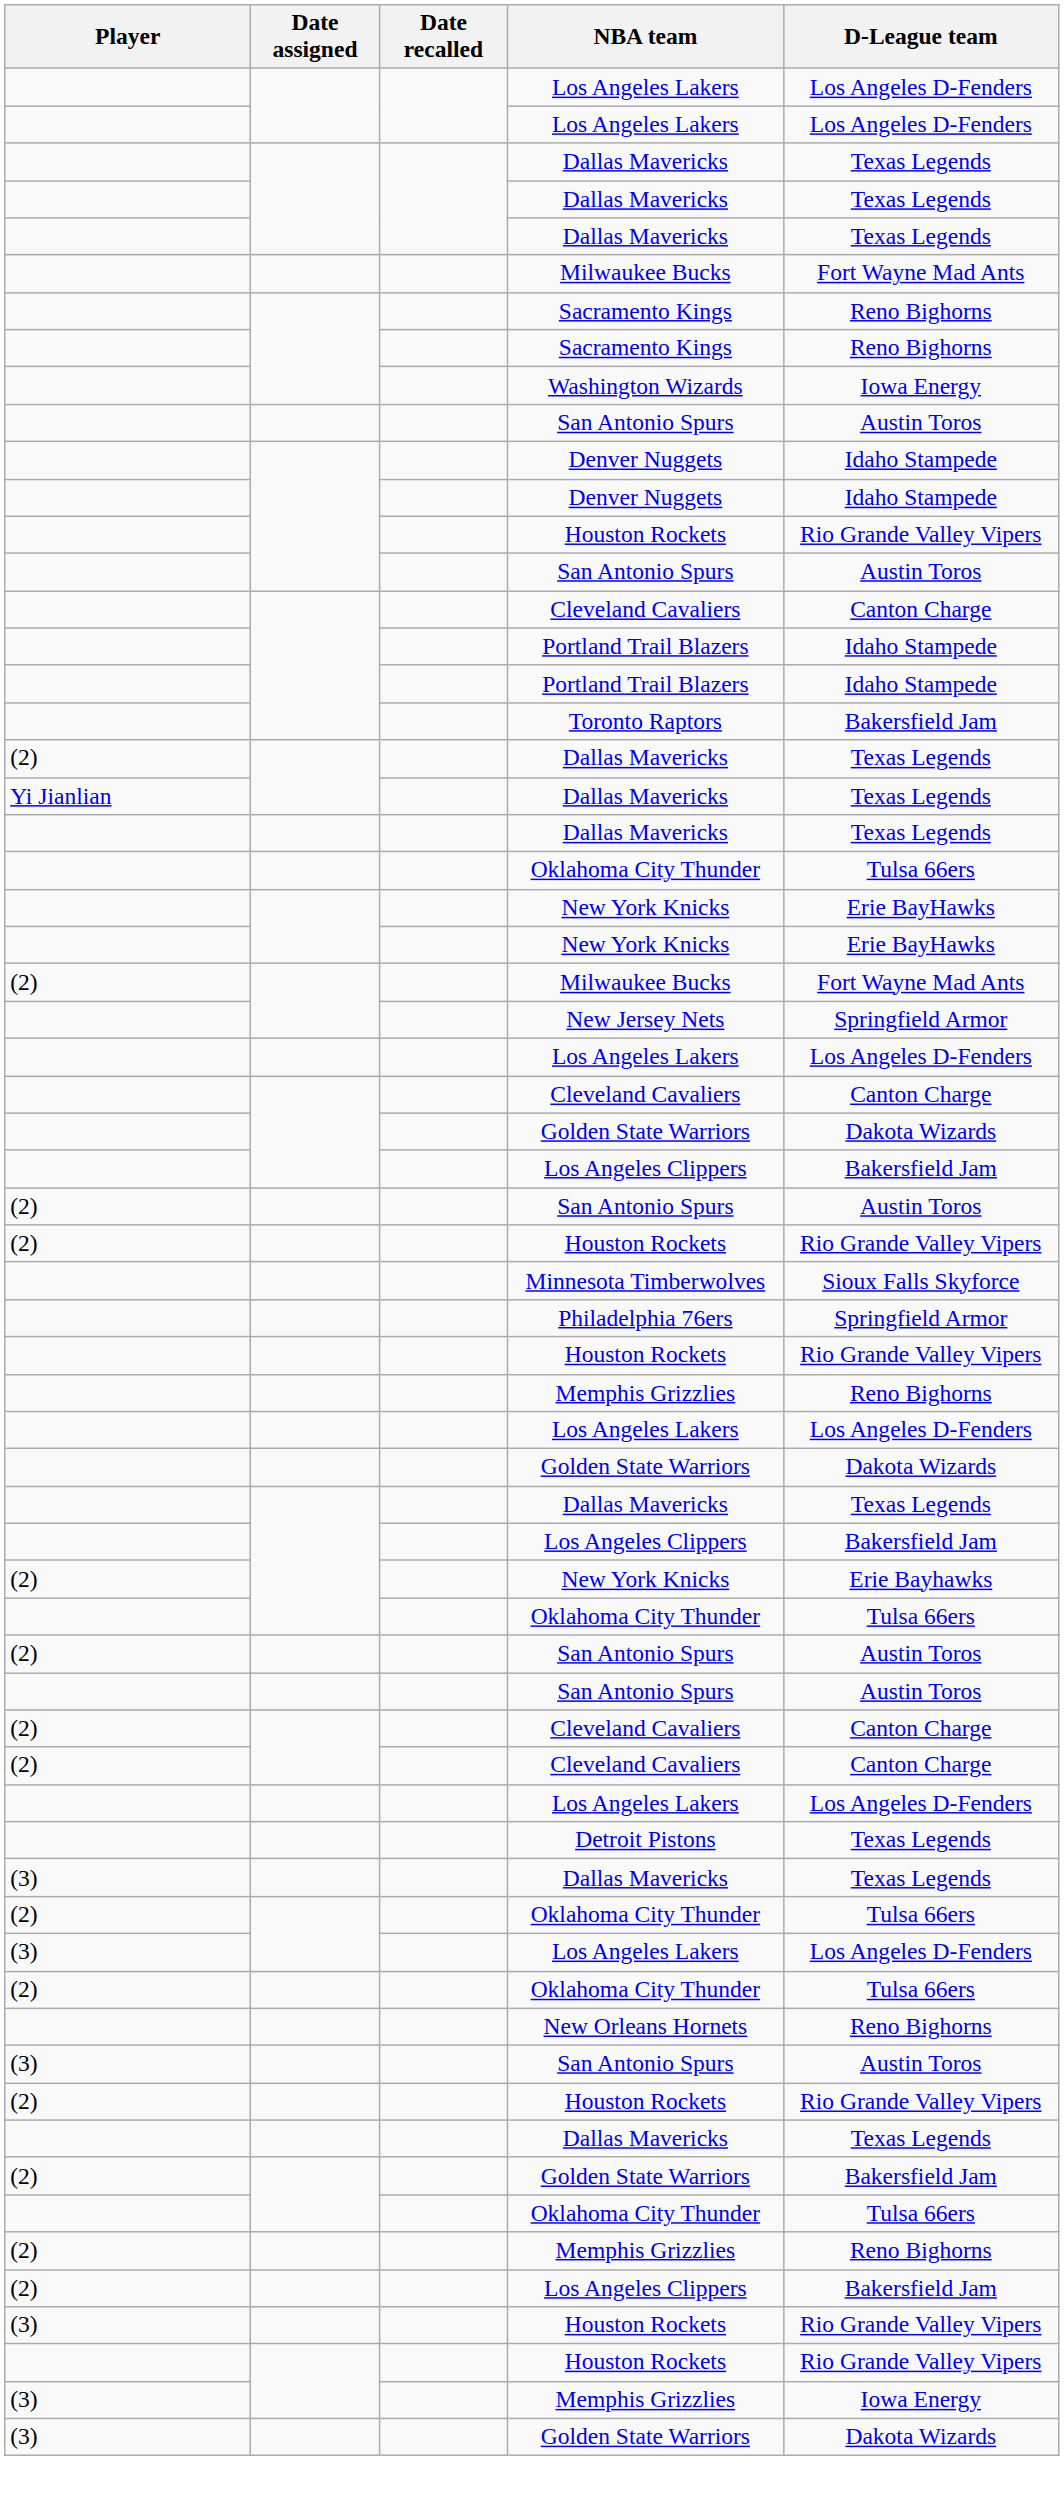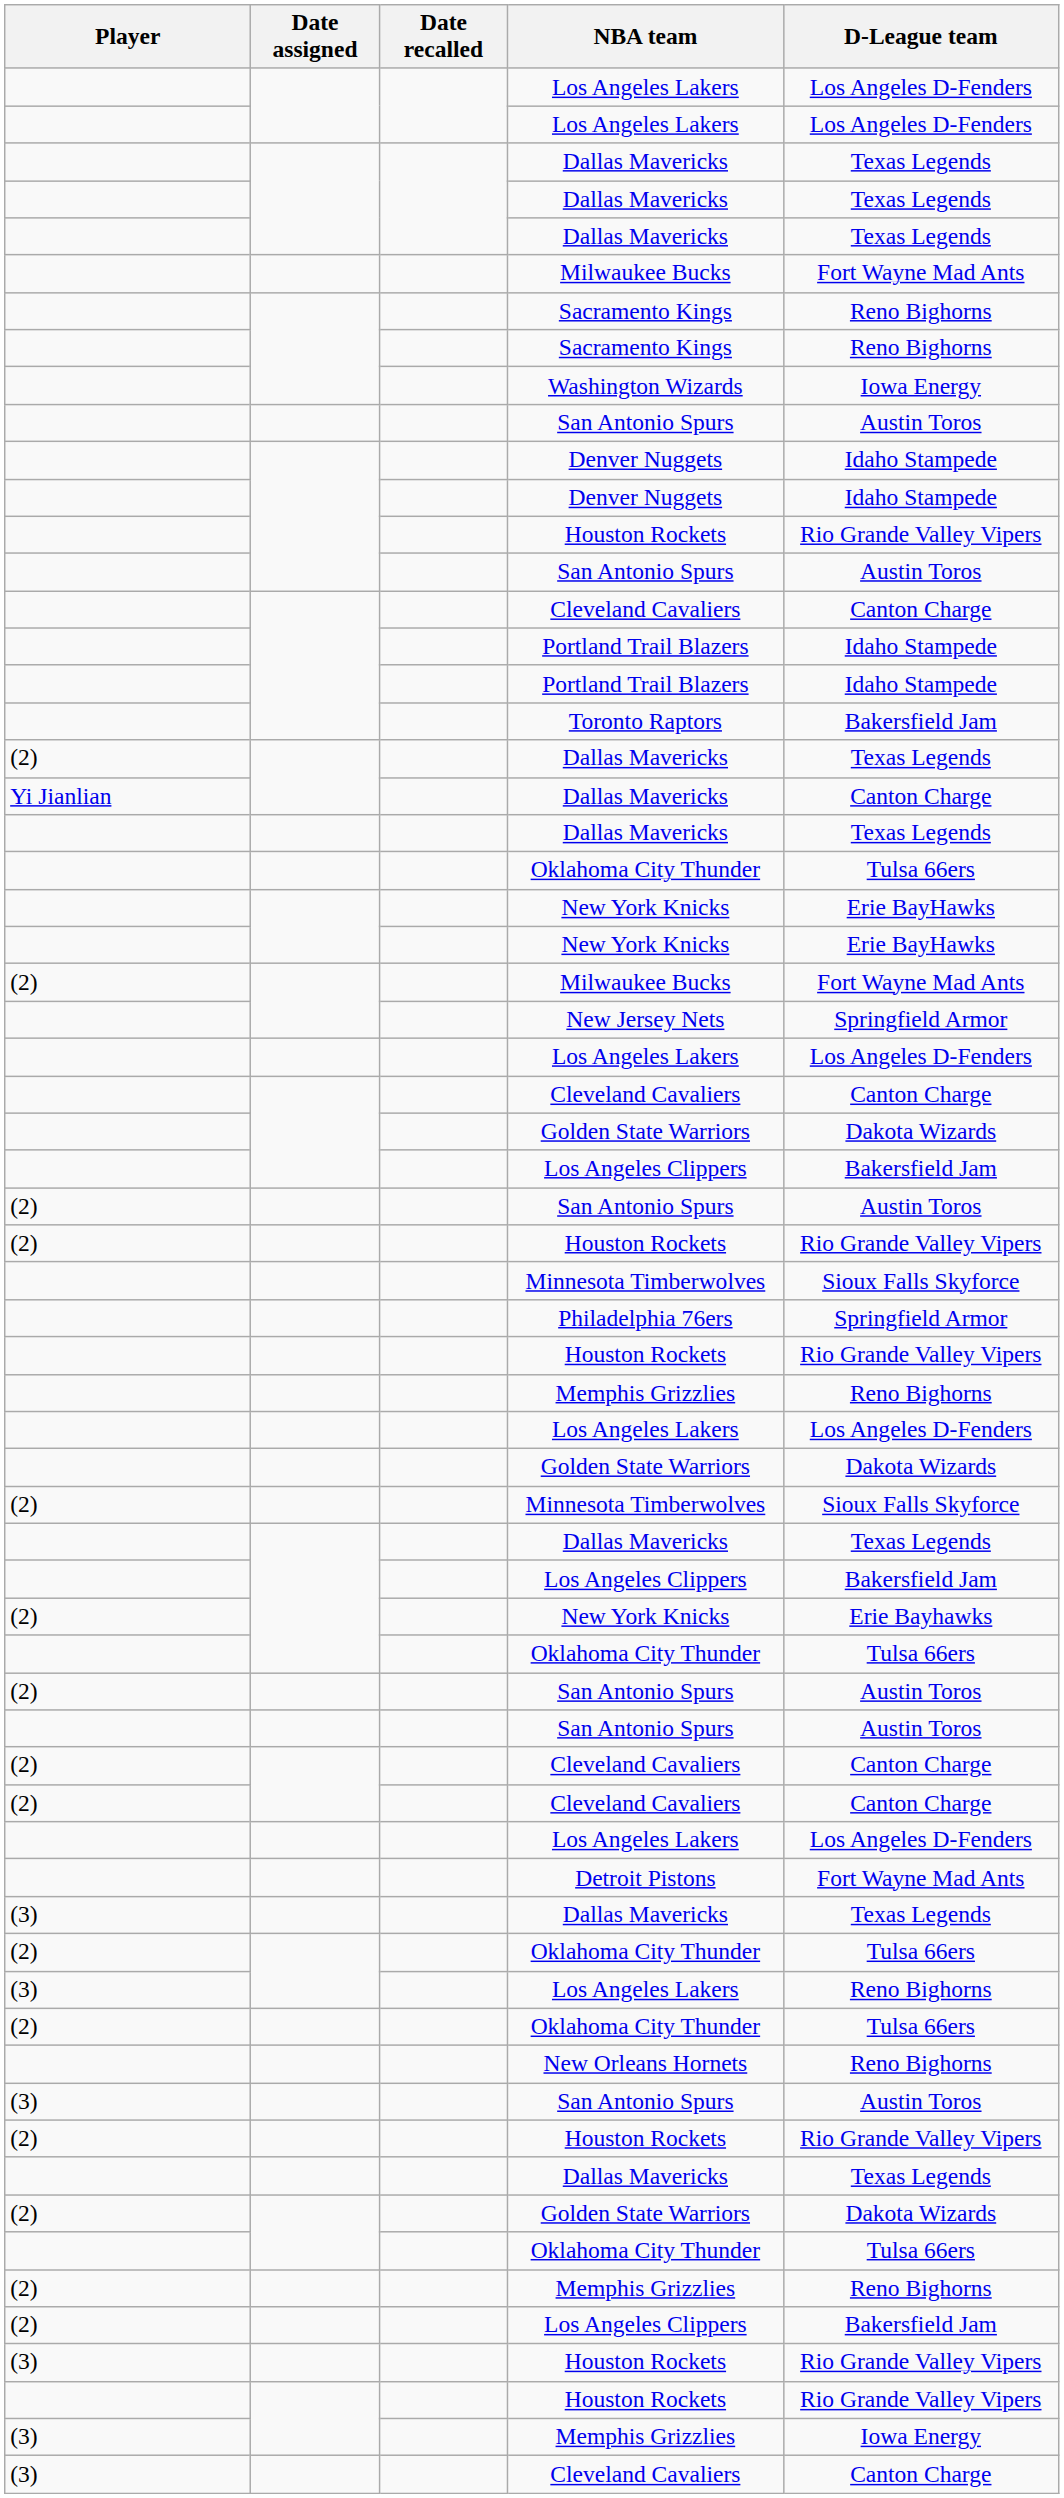(921, 795) Texas Legends -> (921, 795) Canton Charge
+ row: (24, 1504)
(921, 1840) Texas Legends -> (921, 1877) Fort Wayne Mad Ants
(921, 1951) Los Angeles D-Fenders -> (921, 1989) Reno Bighorns
(921, 2175) Bakersfield Jam -> (921, 2213) Dakota Wizards
- row: (24, 2436)
+ row: (24, 2474)
